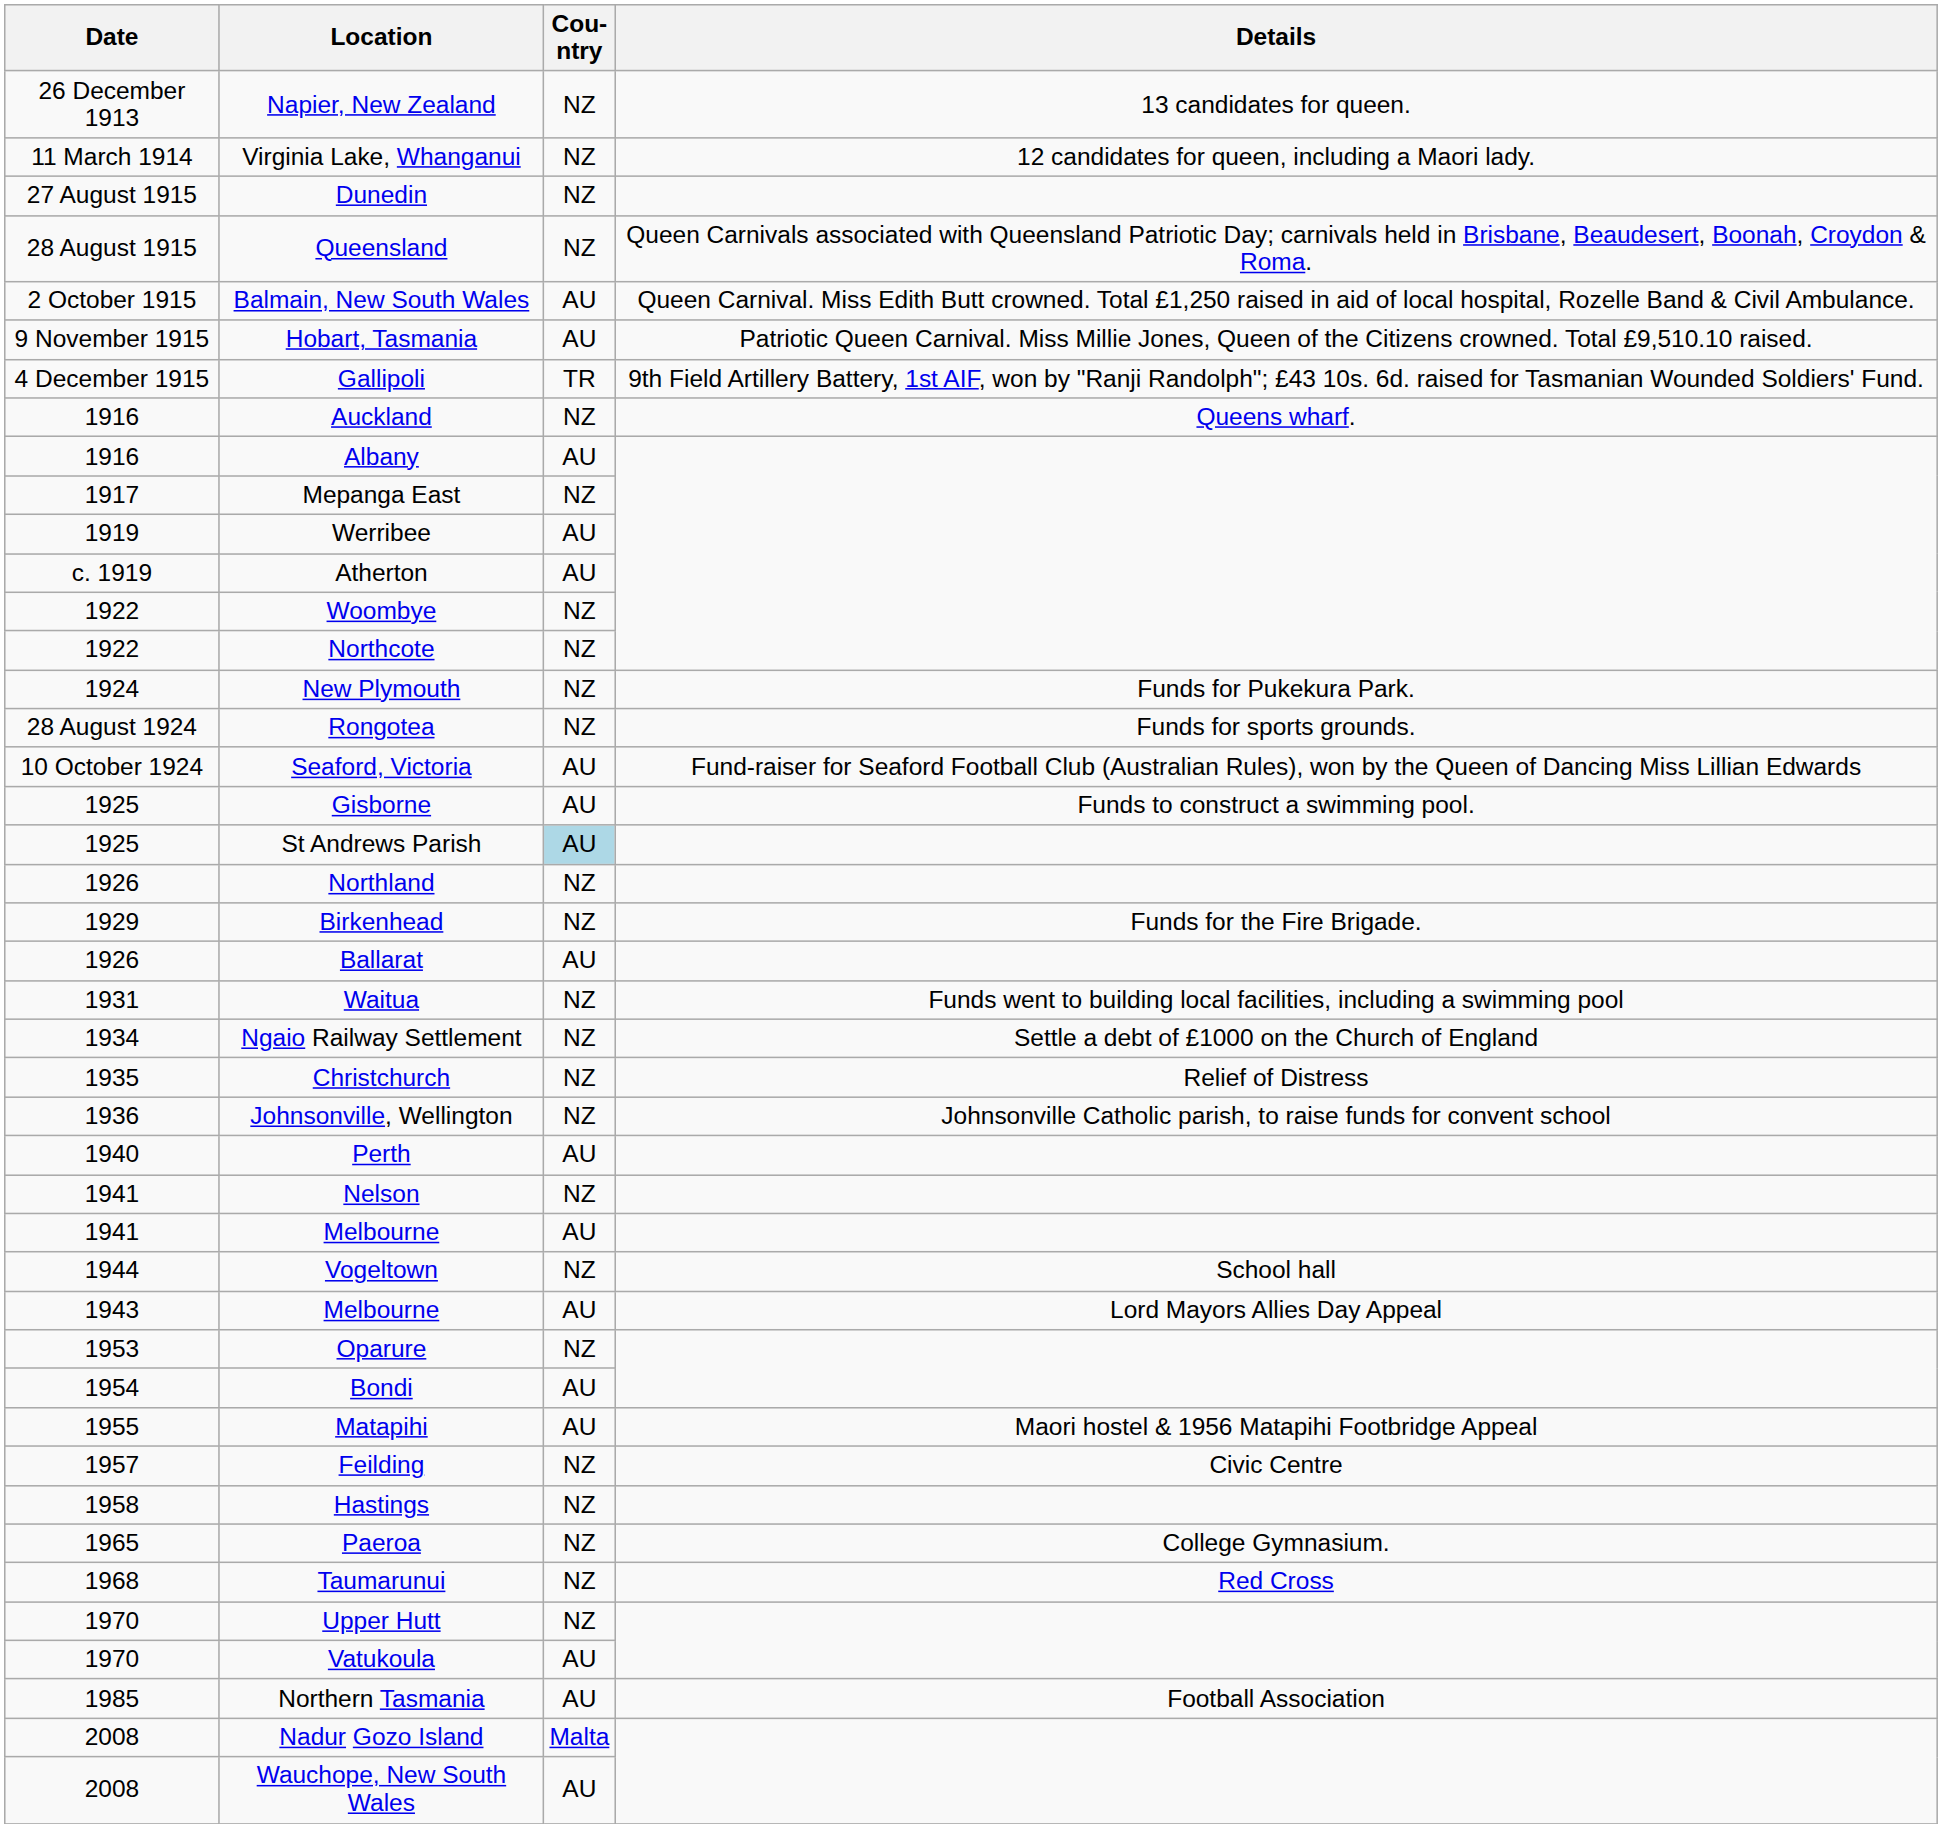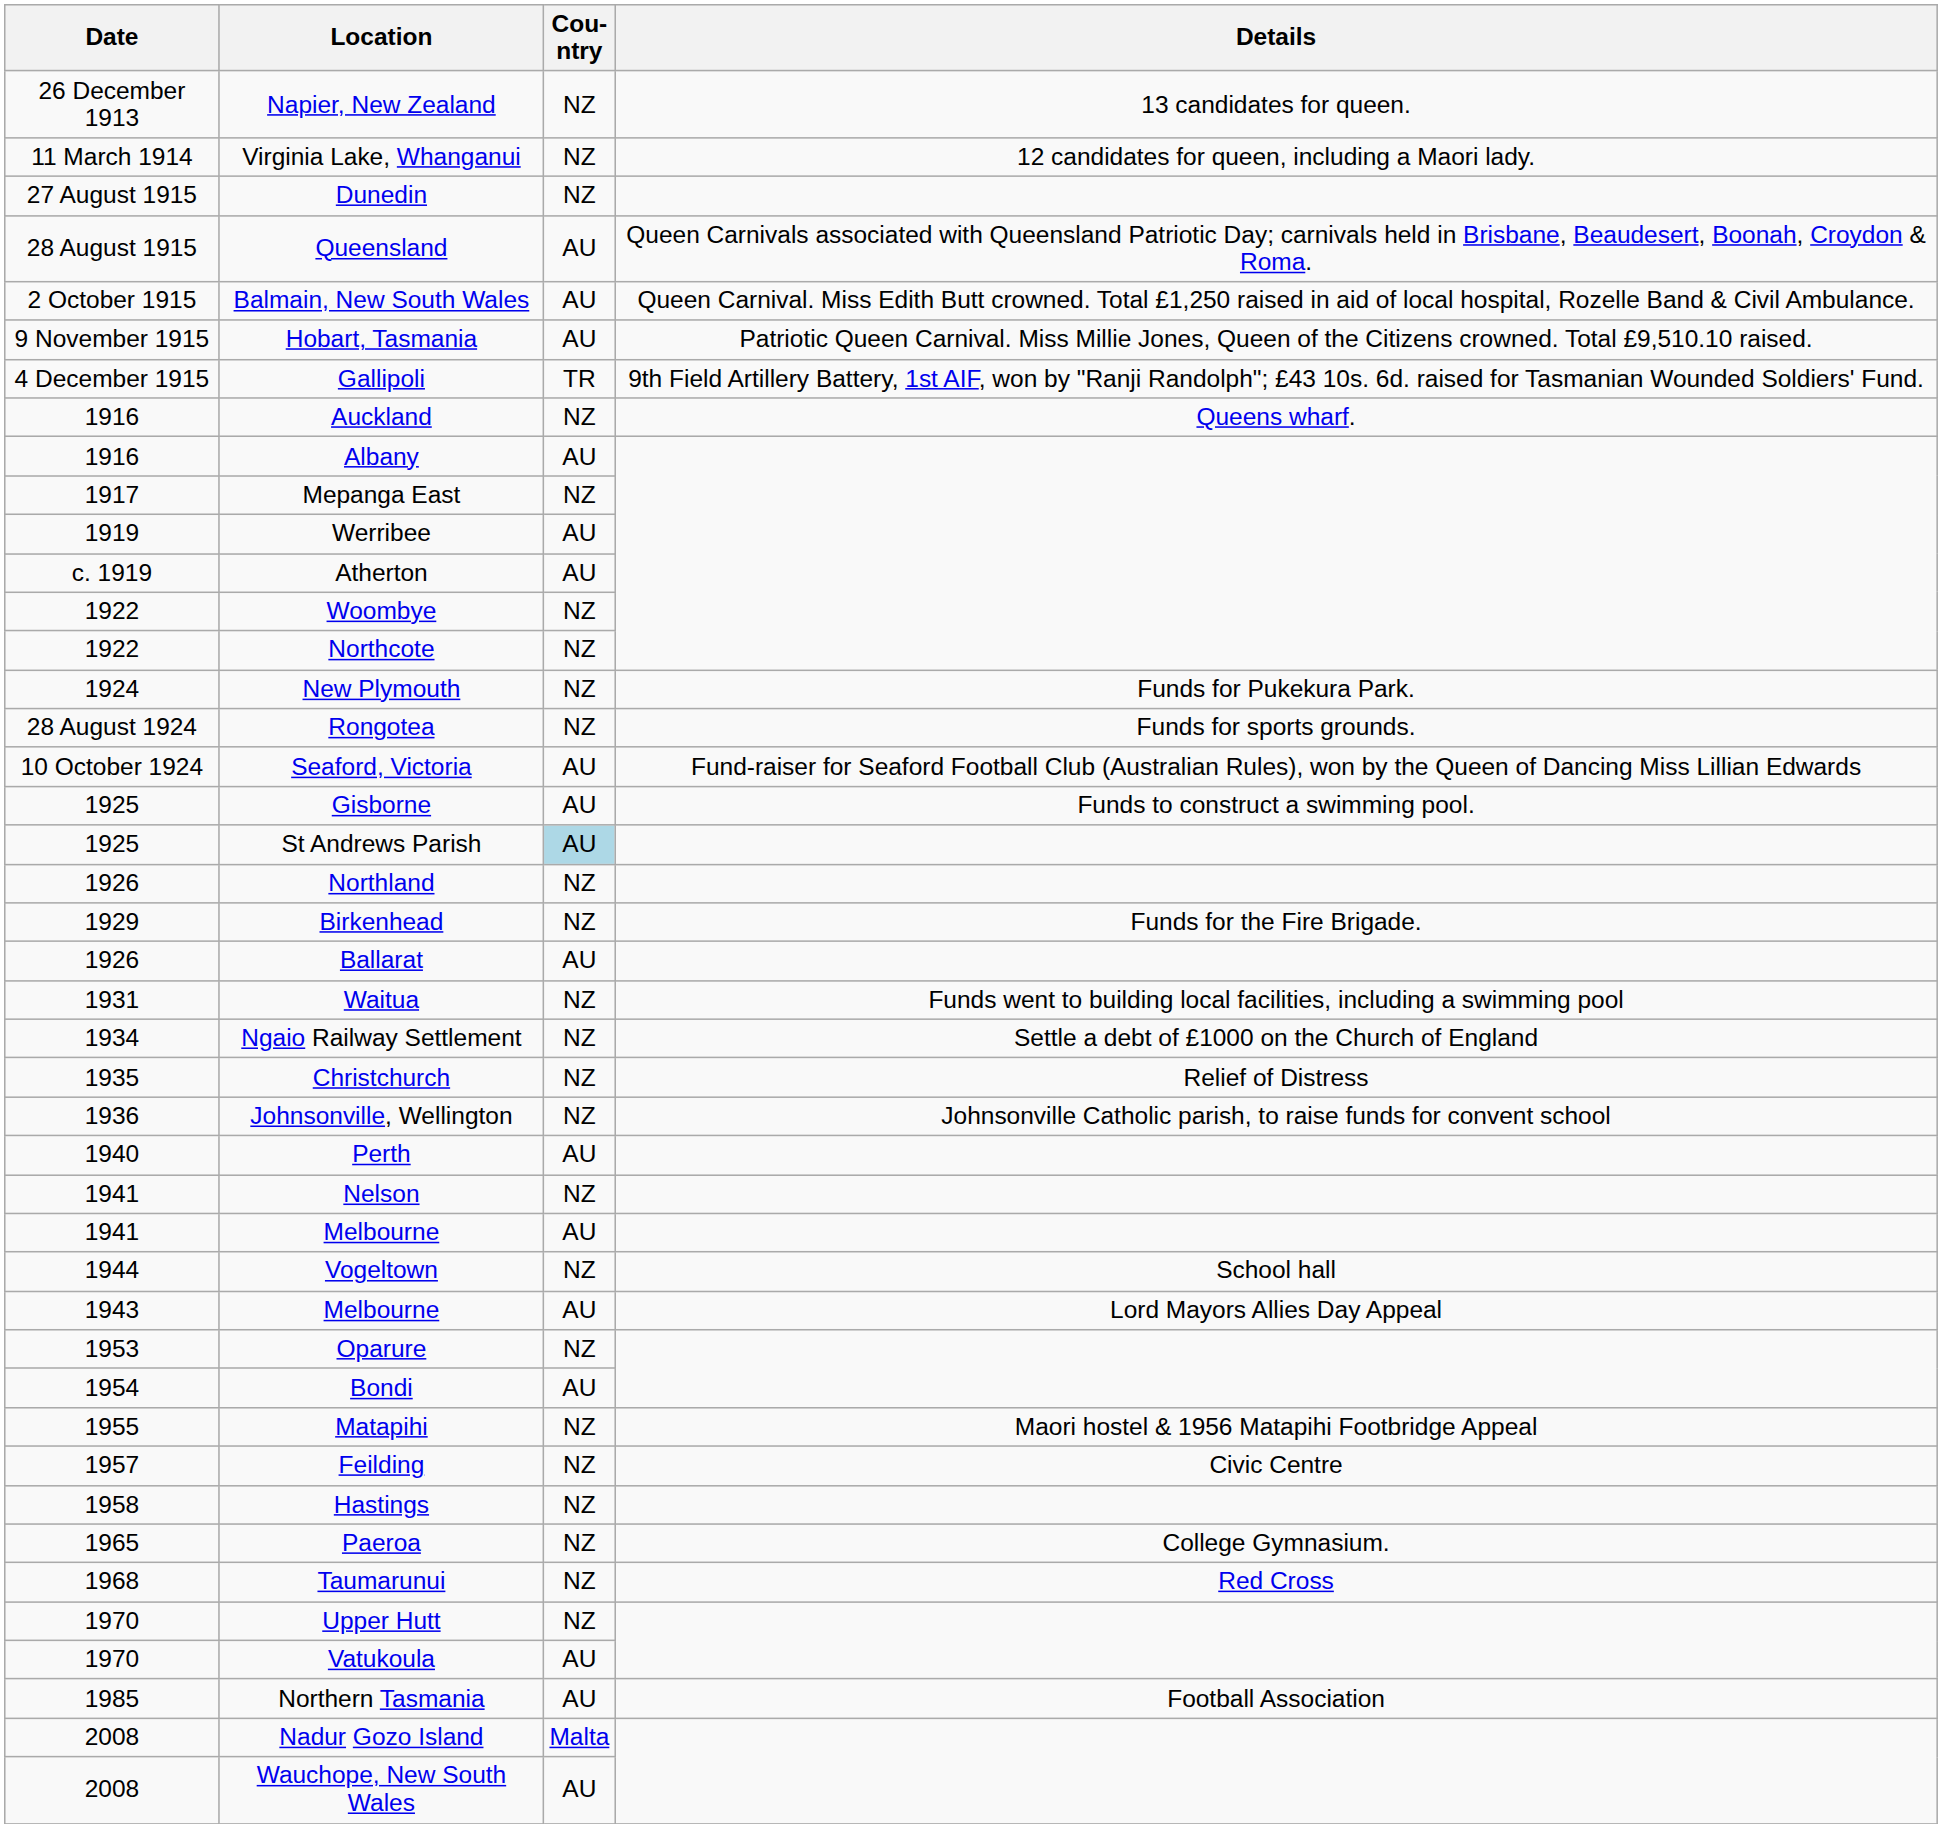(579, 248) NZ -> (579, 248) AU
(579, 1426) AU -> (579, 1426) NZ
